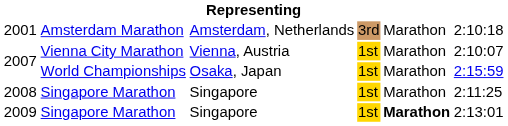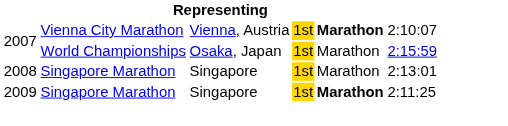- row: (20, 30)
(415, 51) normal -> (350, 30) bold
(478, 92) 2:11:25 -> (412, 71) 2:13:01
(479, 112) 2:13:01 -> (412, 92) 2:11:25
